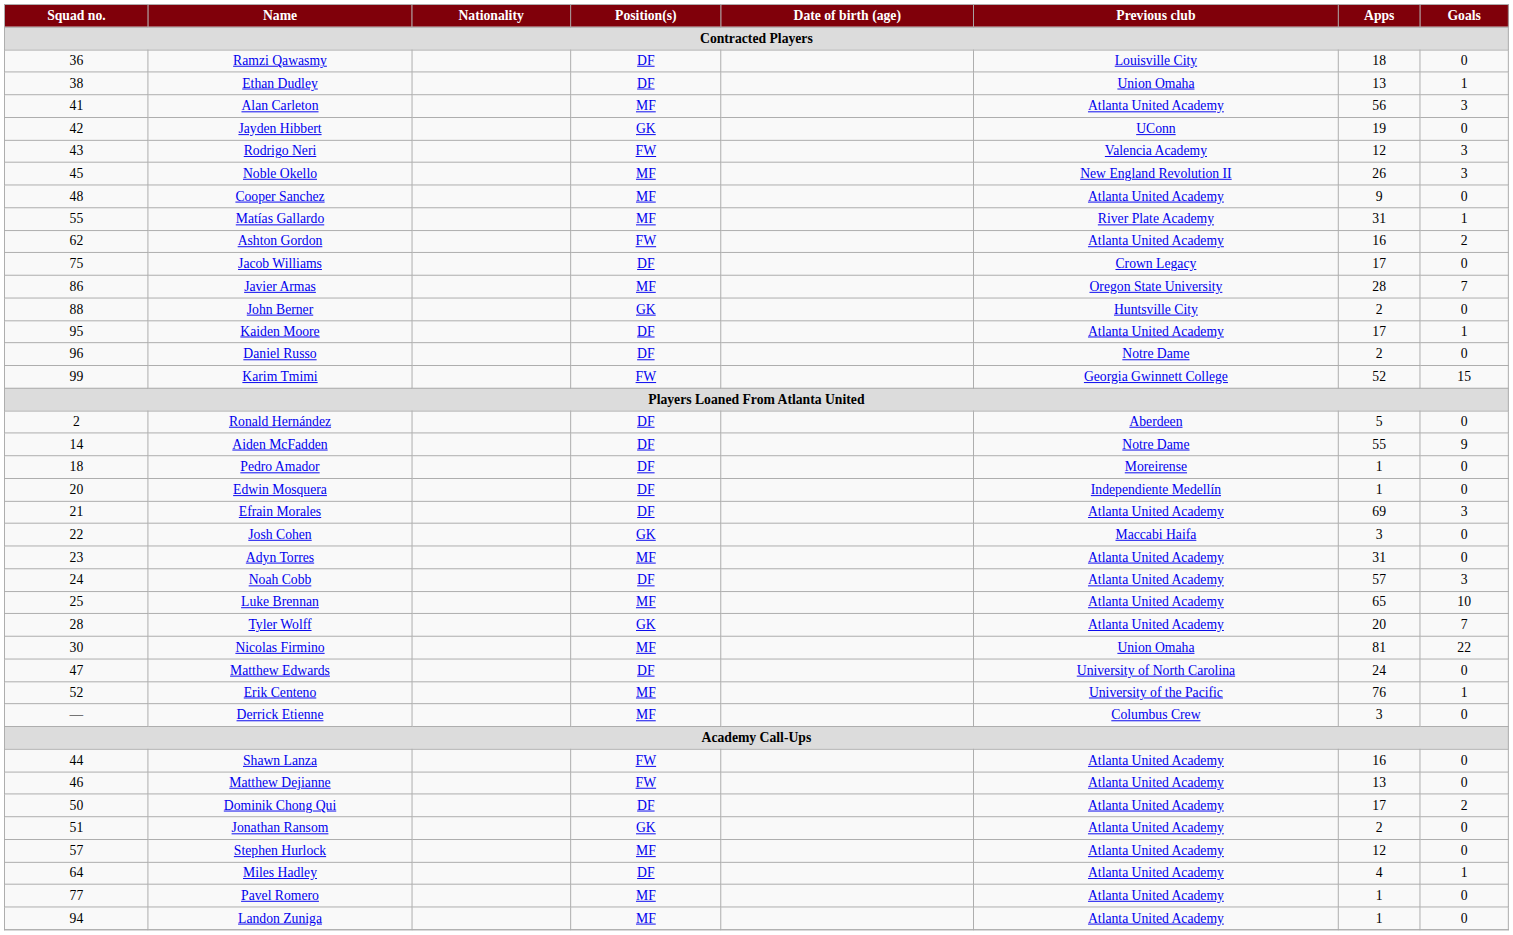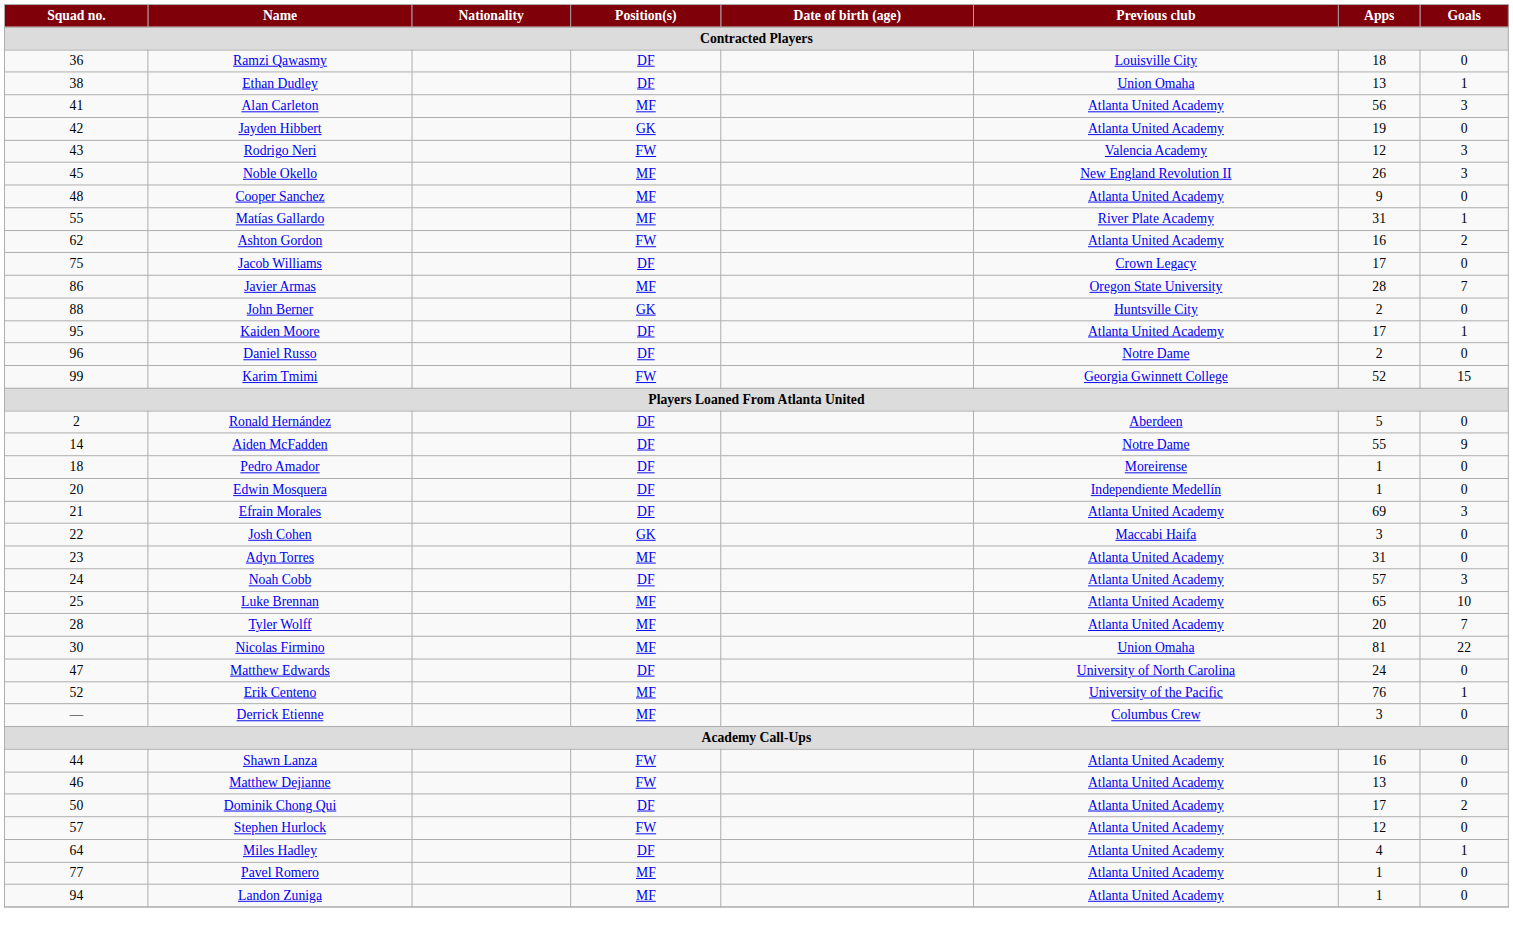(1156, 128) UConn -> (1156, 128) Atlanta United Academy
(646, 625) GK -> (646, 625) MF
- row: (280, 828)
(646, 850) MF -> (646, 828) FW
